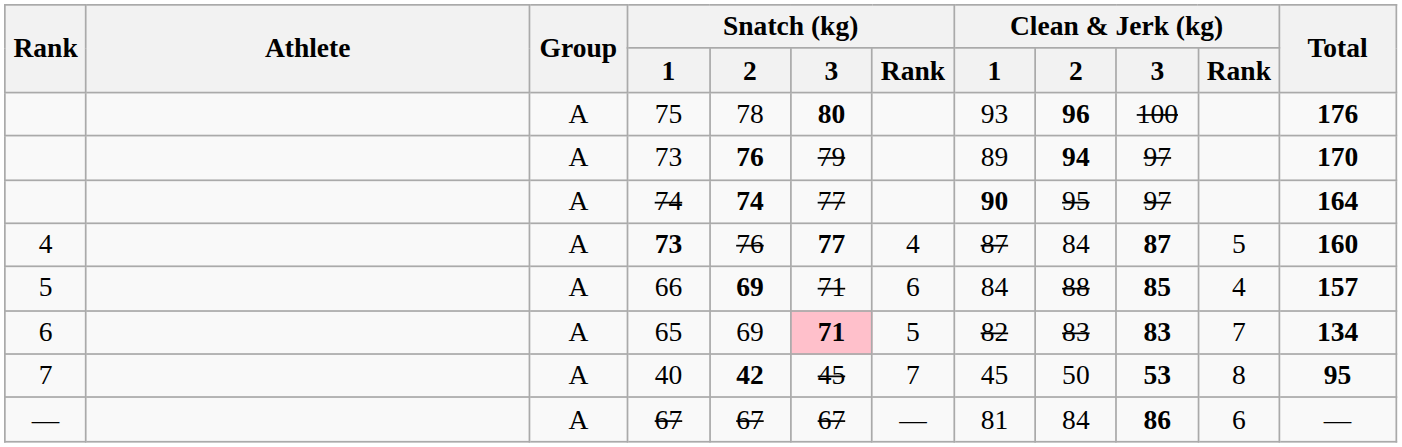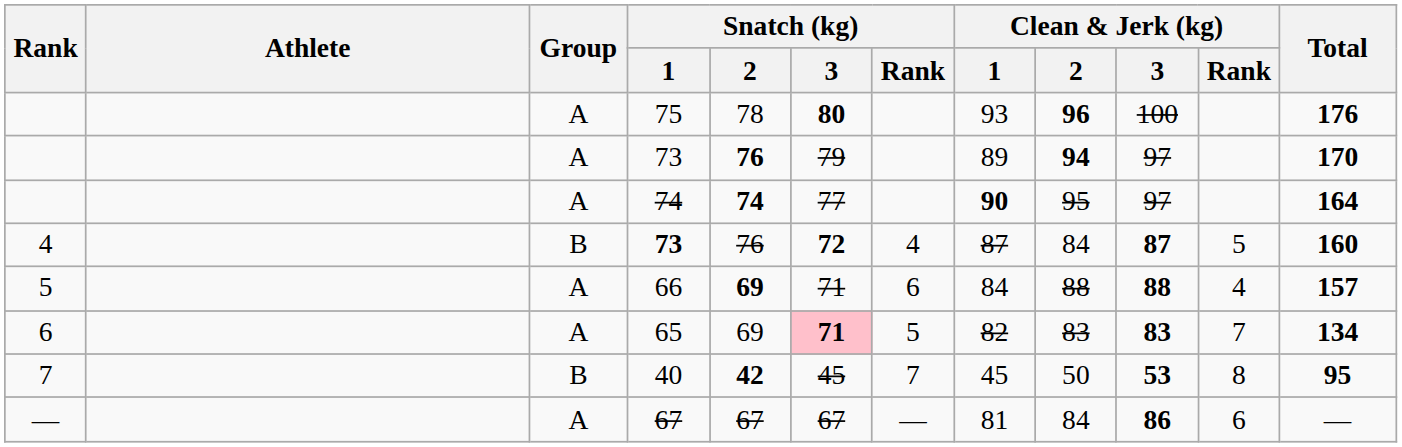(578, 244) A -> (578, 244) B
(831, 244) 77 -> (831, 244) 72
(1157, 288) 85 -> (1157, 288) 88
(578, 375) A -> (578, 375) B
